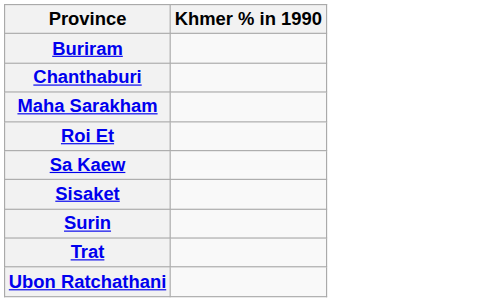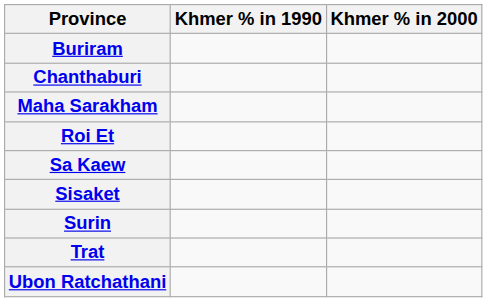+ column: (404, 19)
